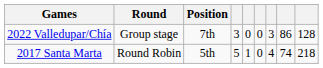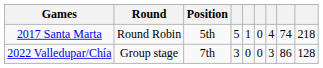rows swapped: (59, 54) <-> (59, 34)
